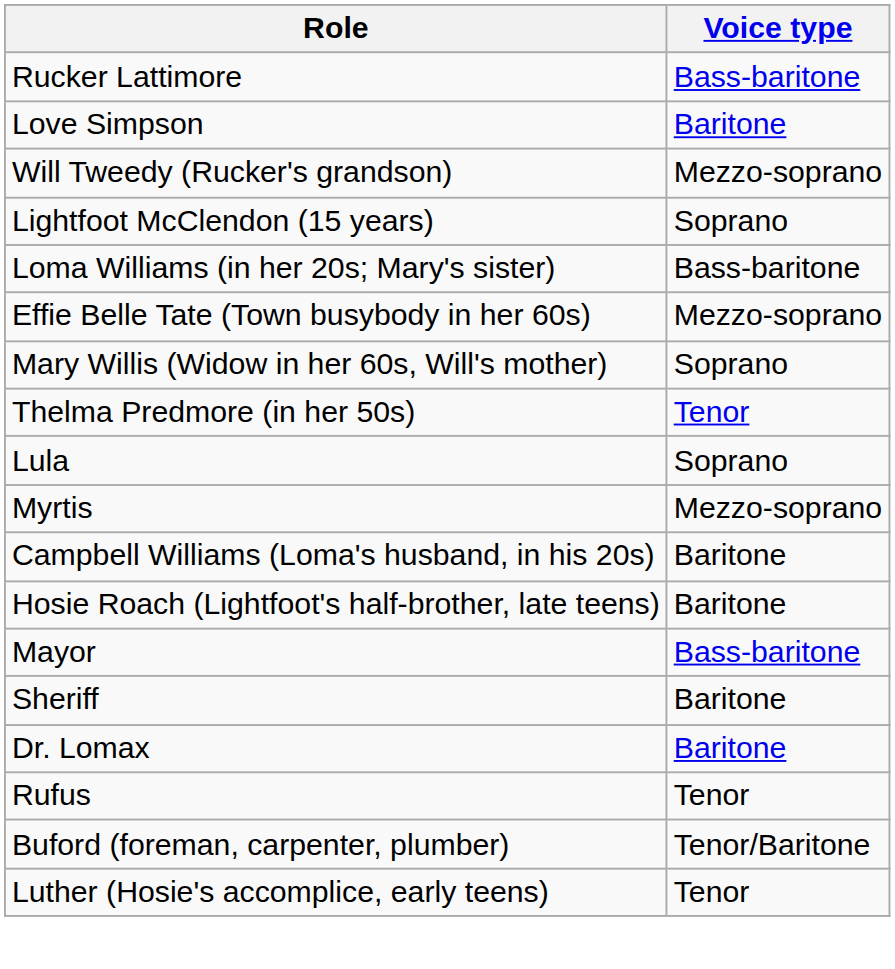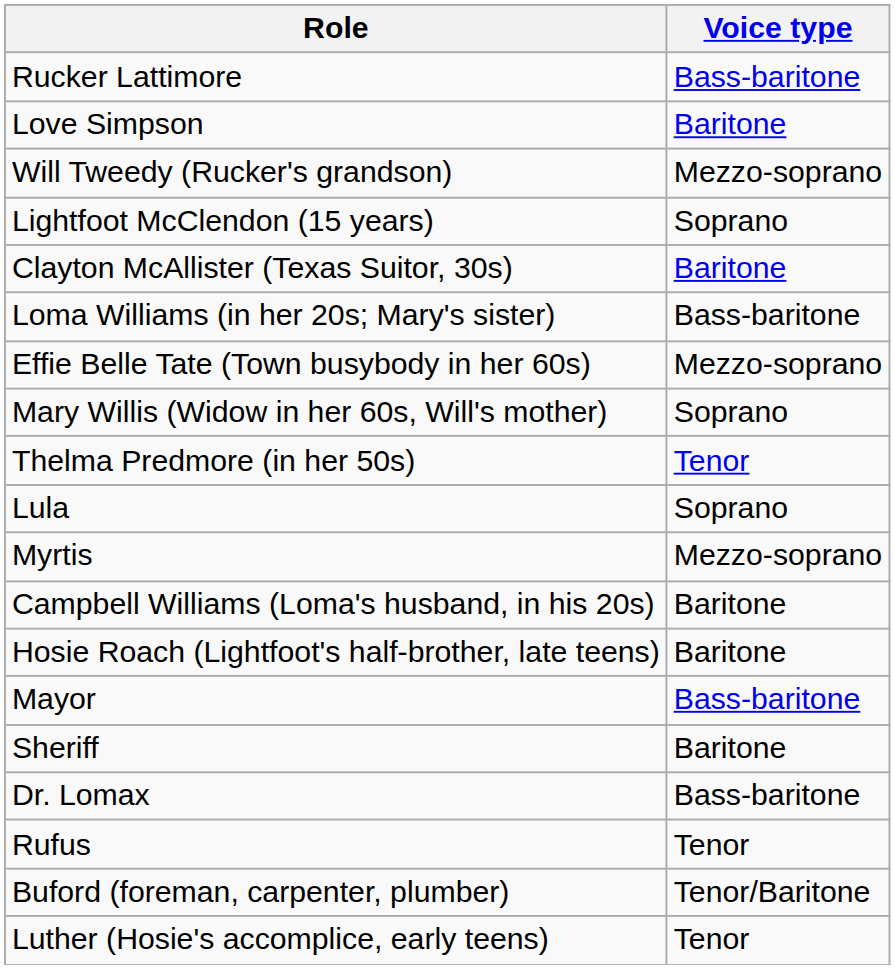+ row: (262, 268)
(730, 747) Baritone -> (767, 795) Bass-baritone
